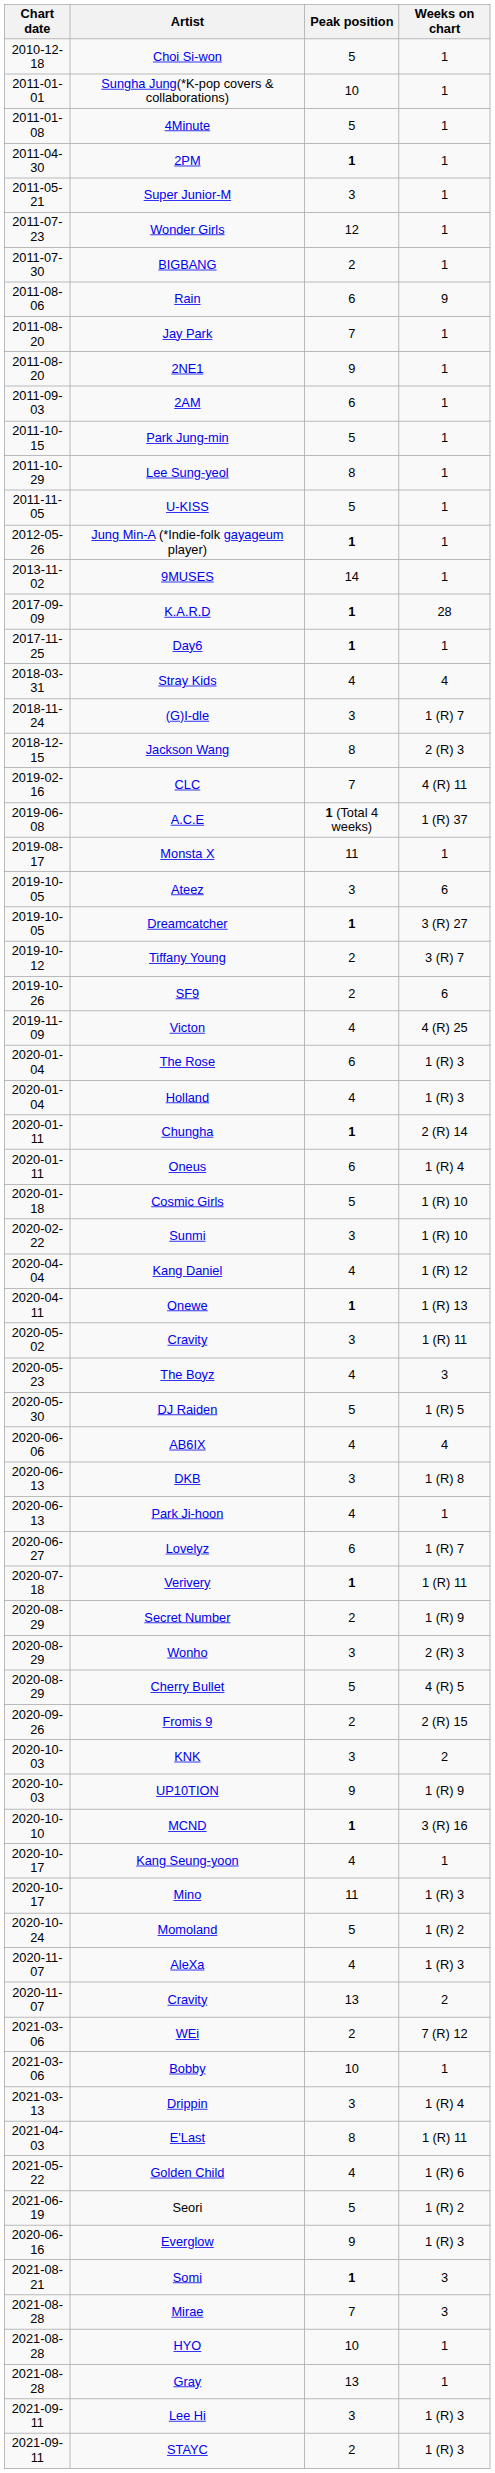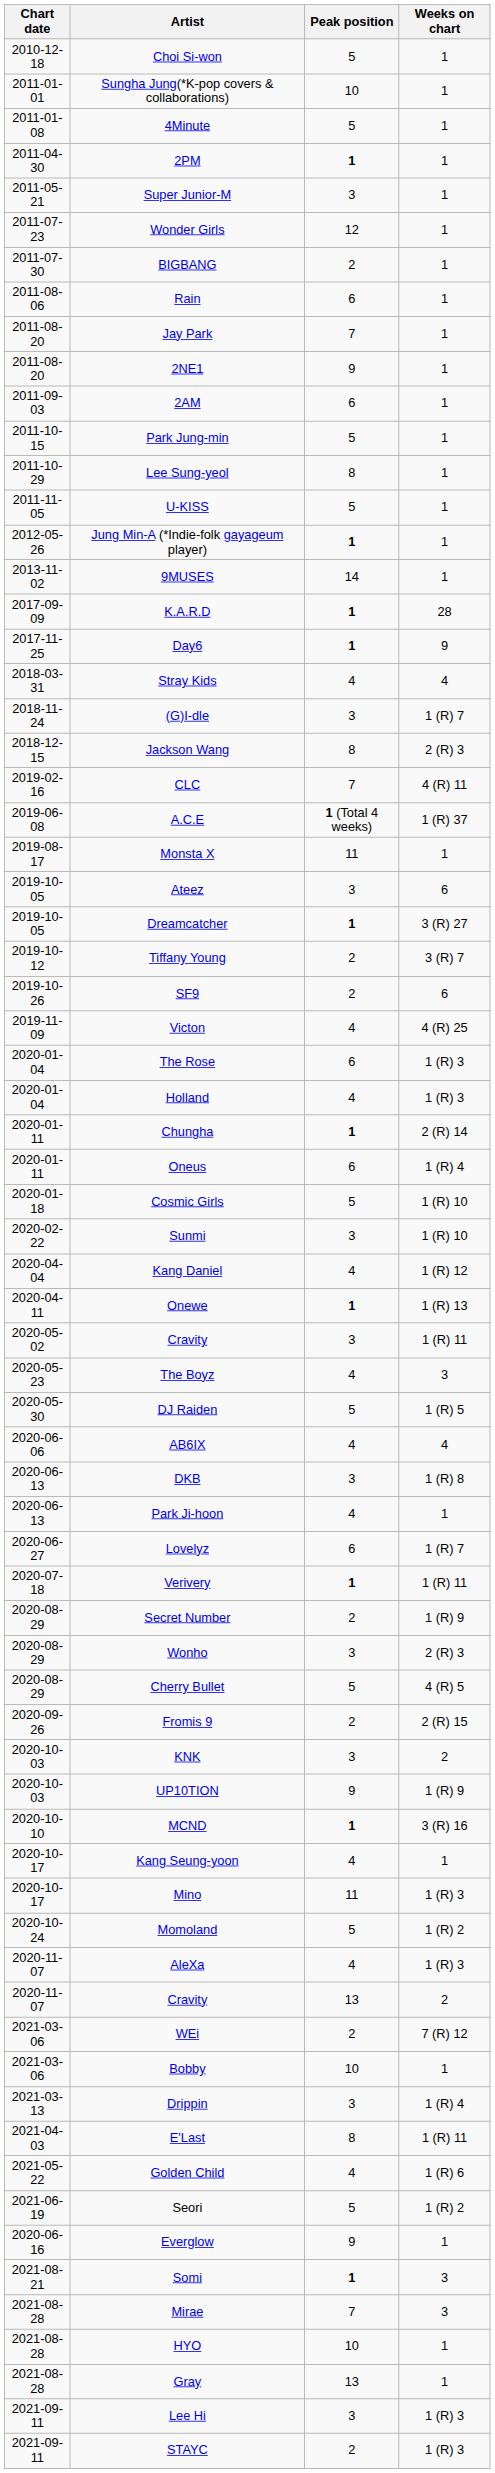(445, 299) 9 -> (445, 299) 1
(445, 646) 1 -> (445, 646) 9
(445, 2242) 1 (R) 3 -> (445, 2242) 1
